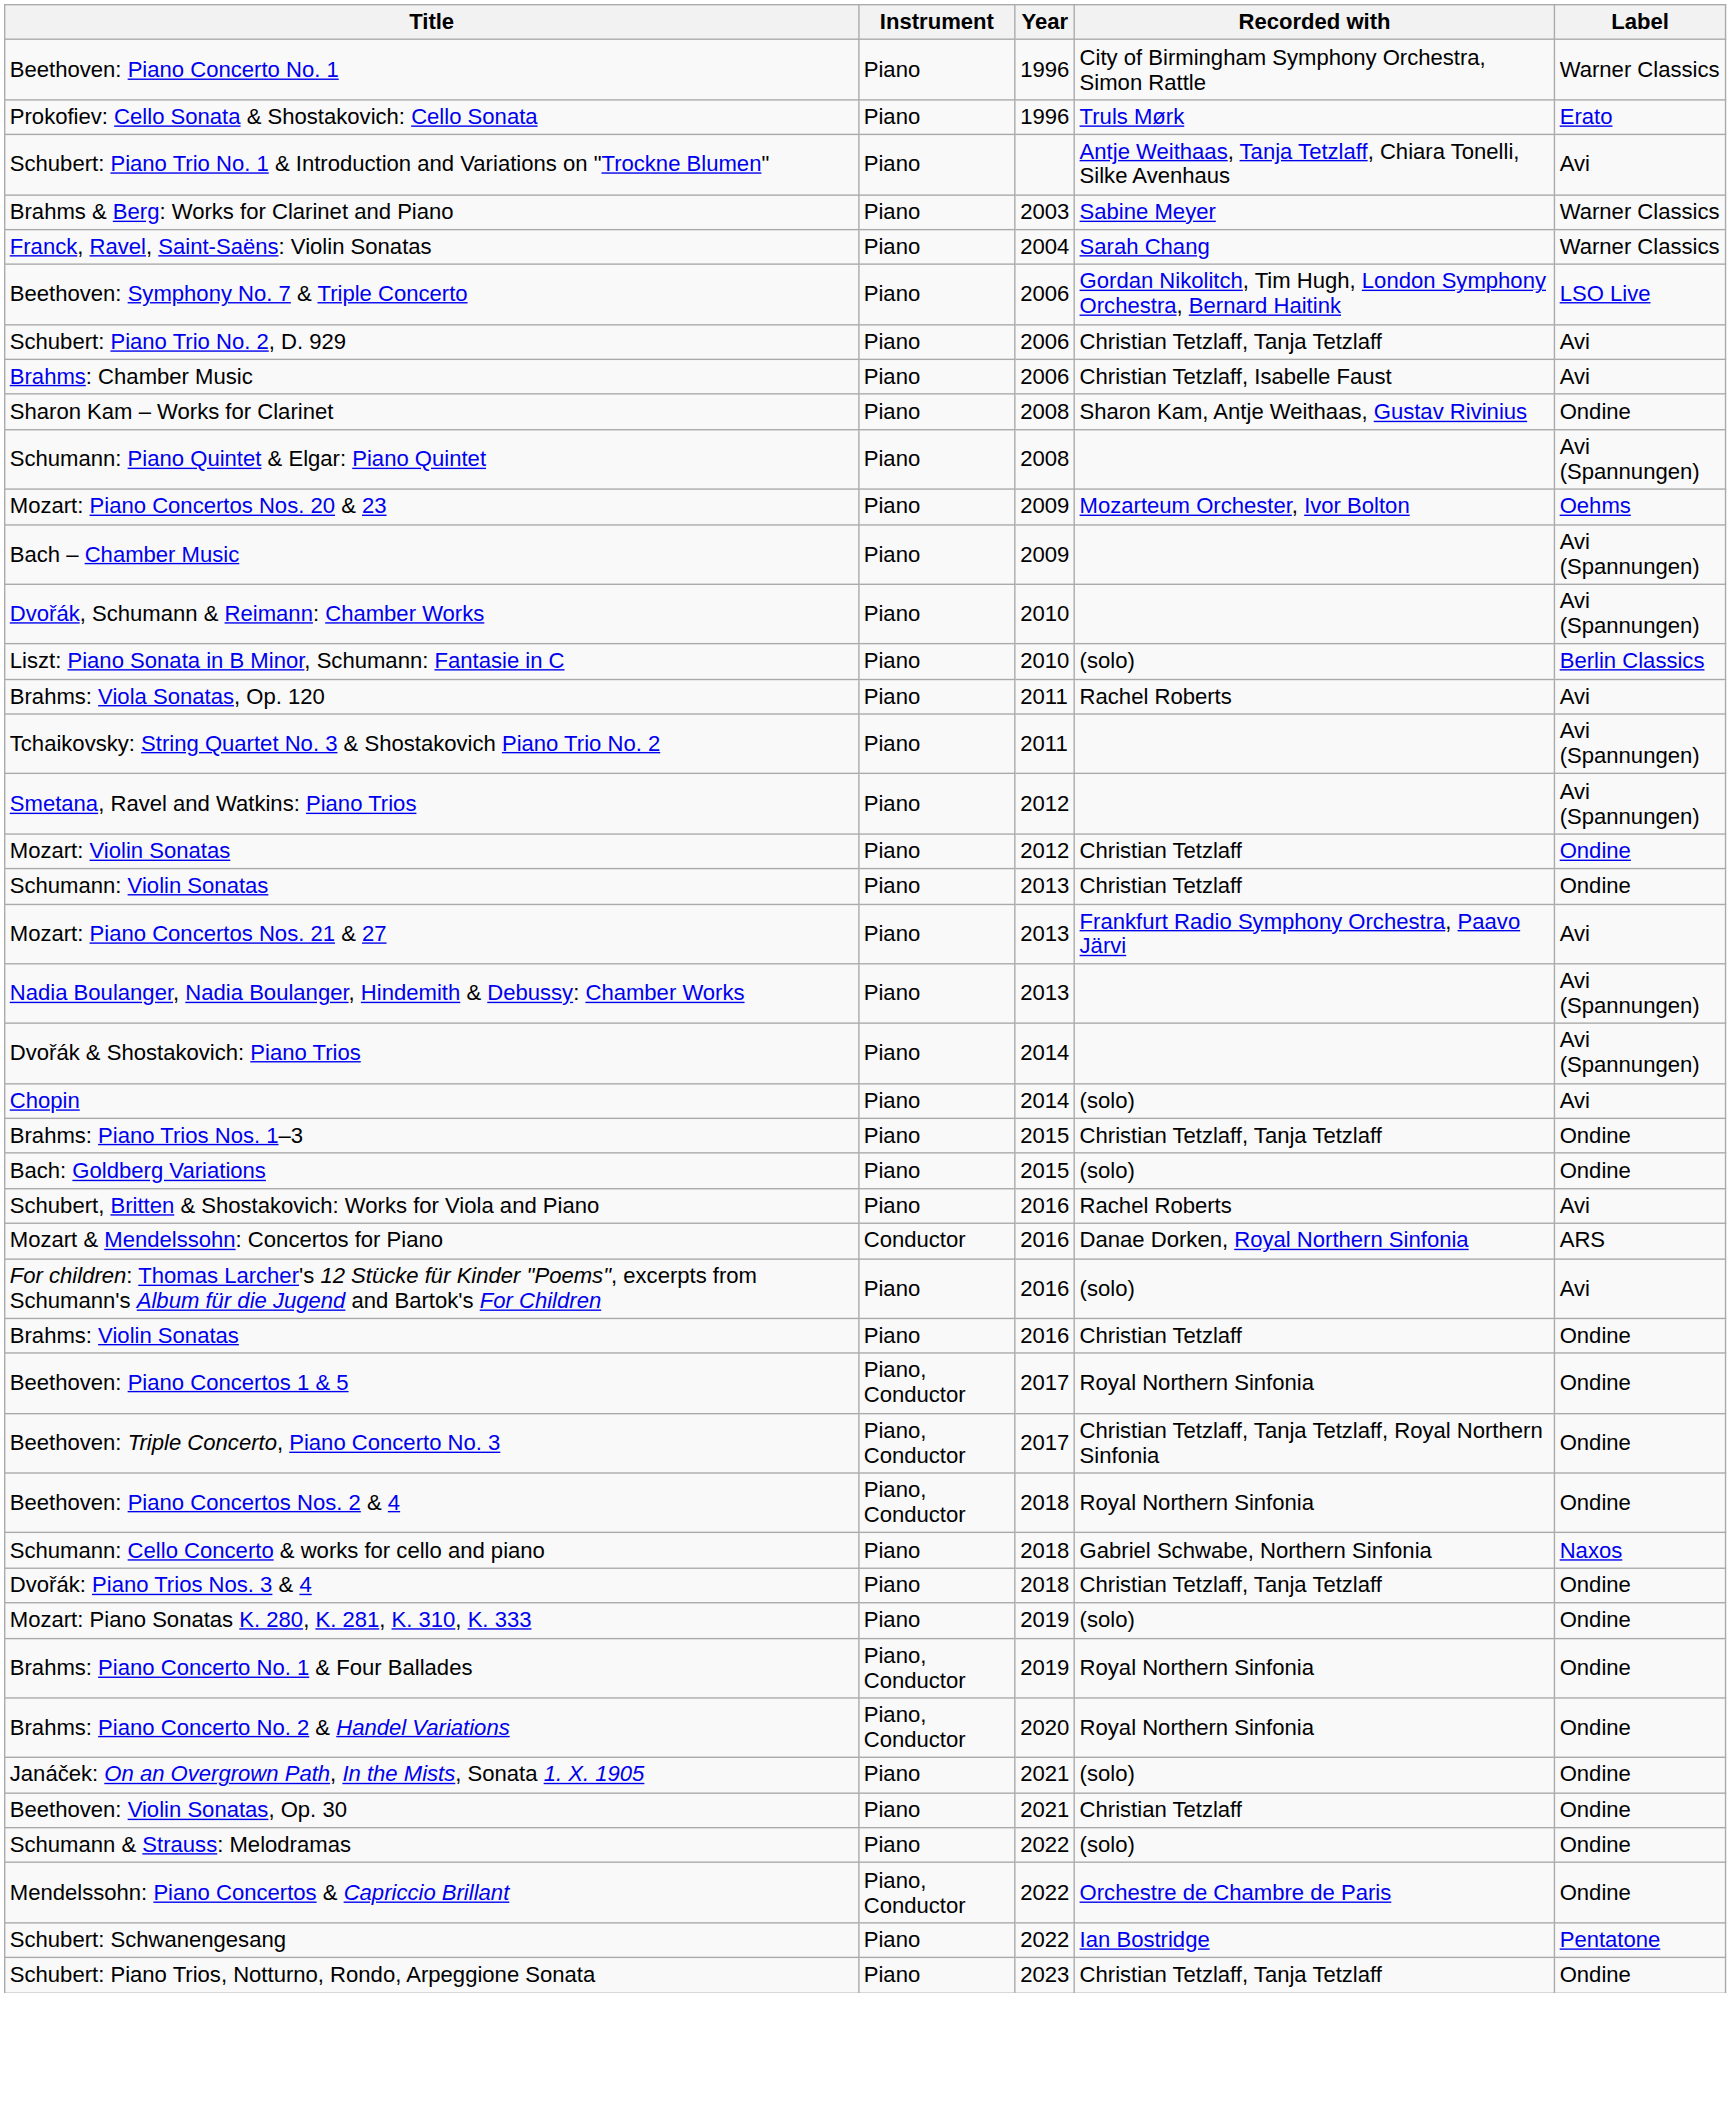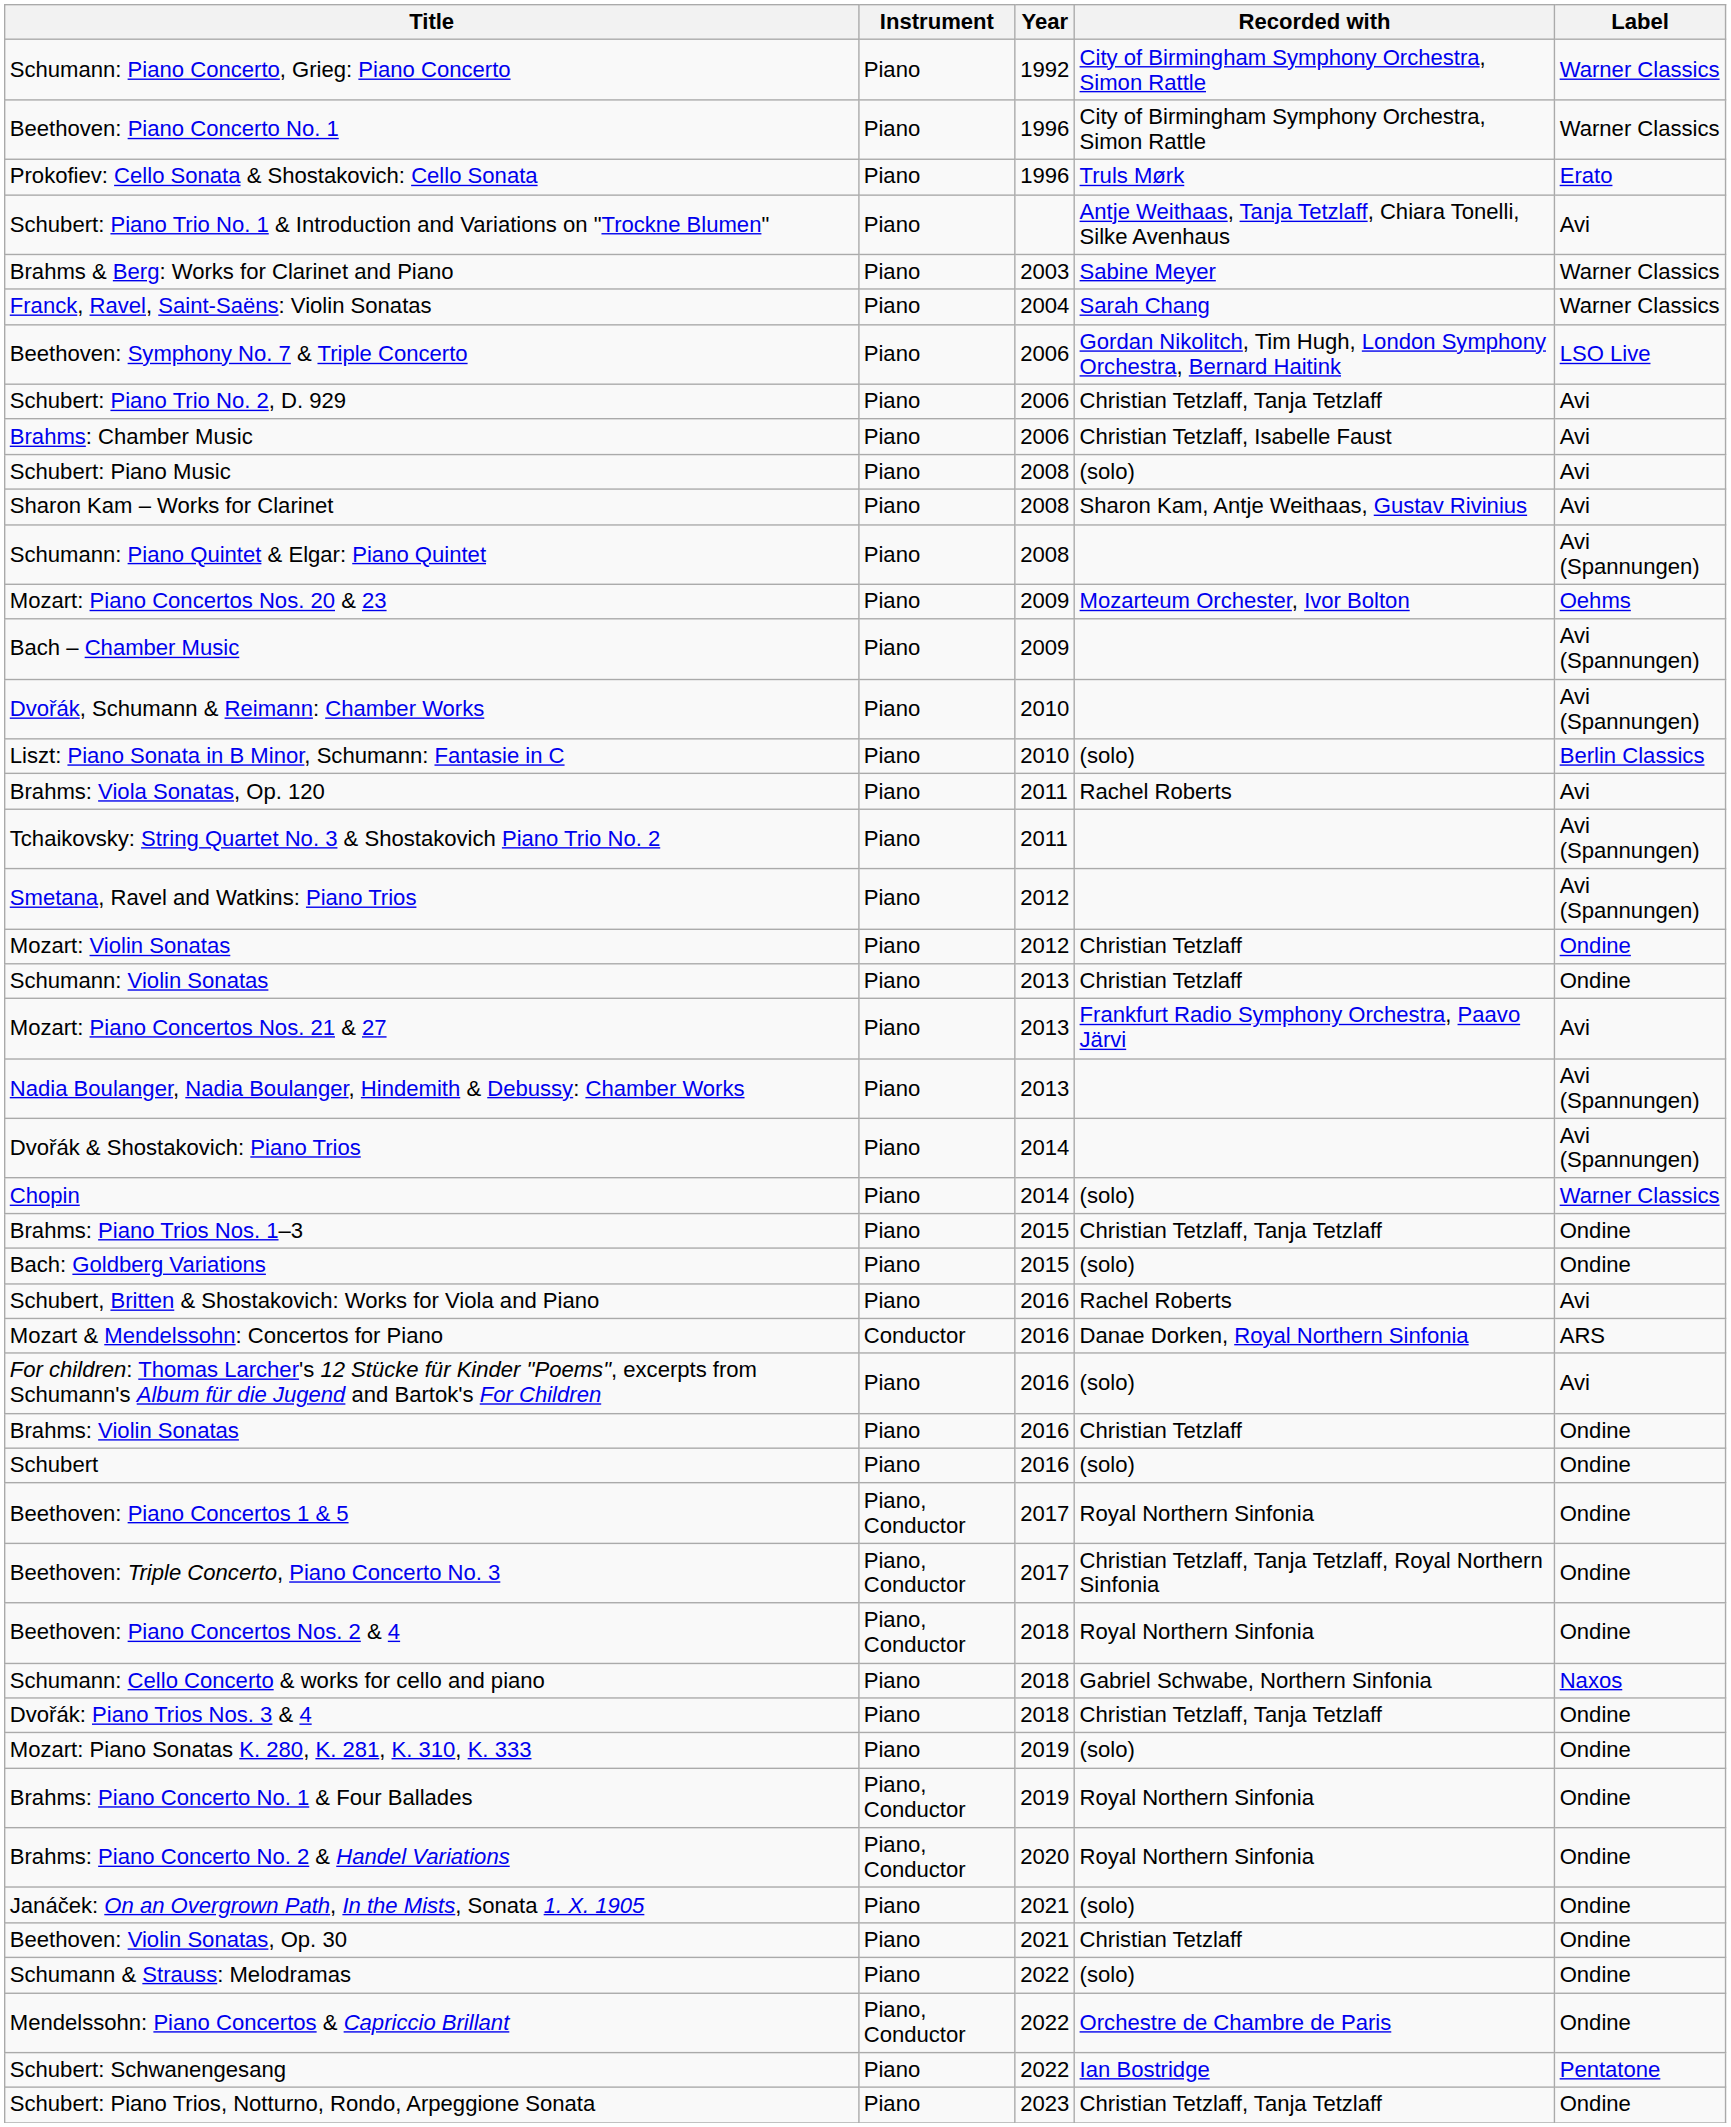+ row: (260, 69)
+ row: (120, 471)
(1595, 411) Ondine -> (1575, 506) Avi
(1575, 1100) Avi -> (1640, 1195) Warner Classics
+ row: (54, 1465)
